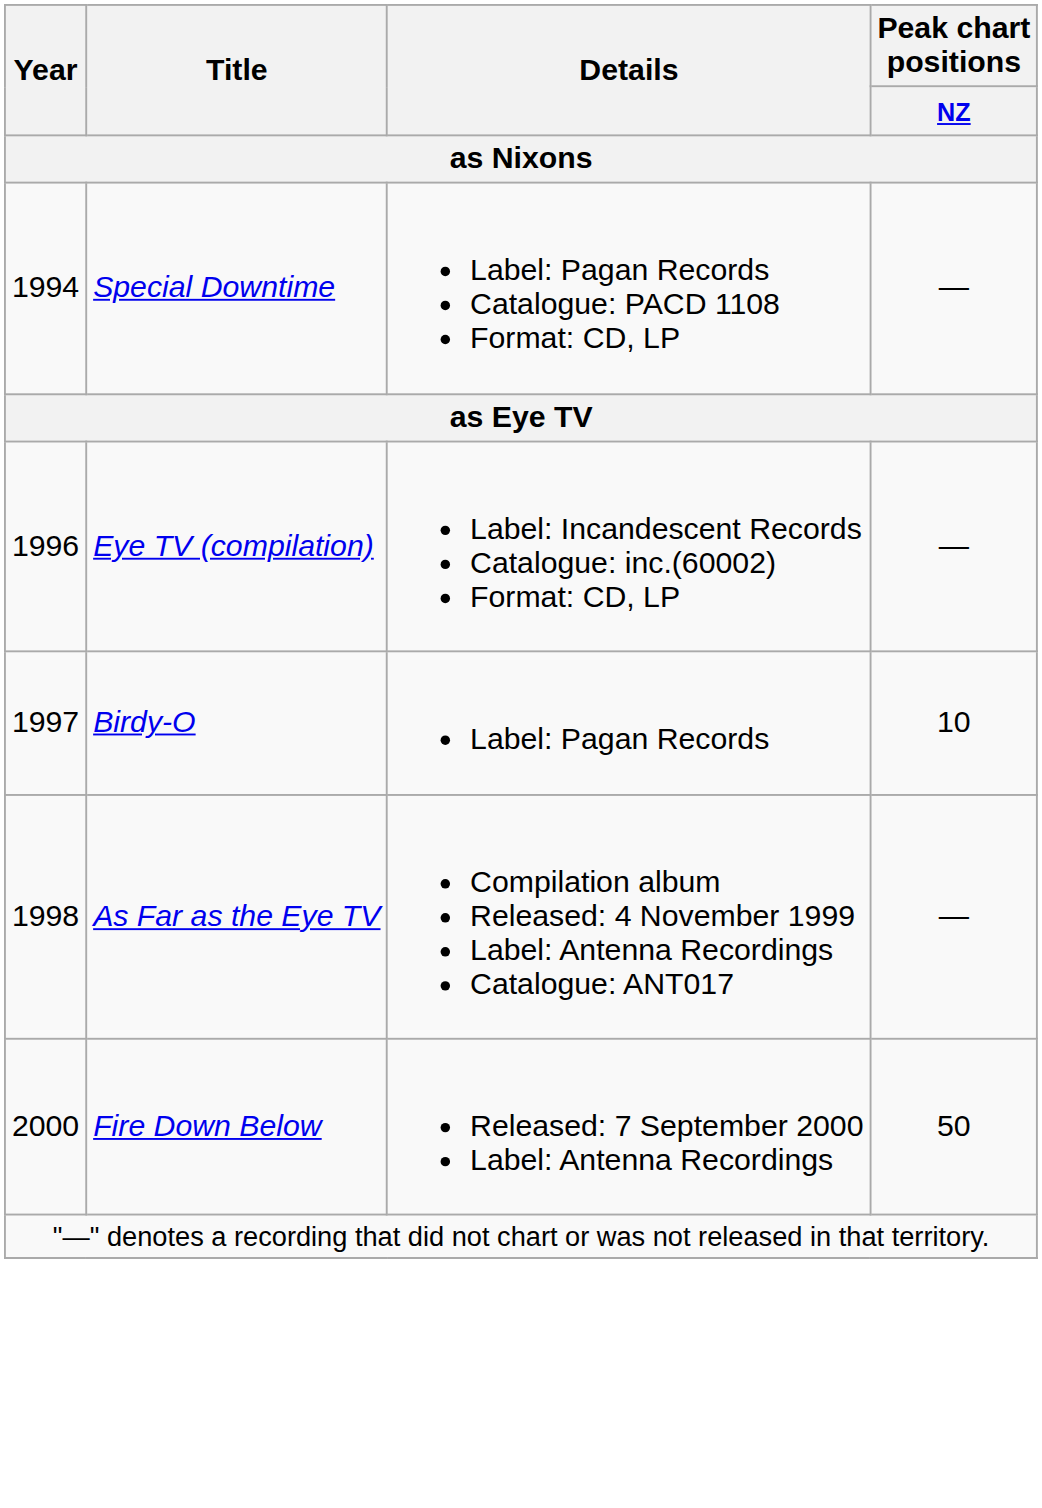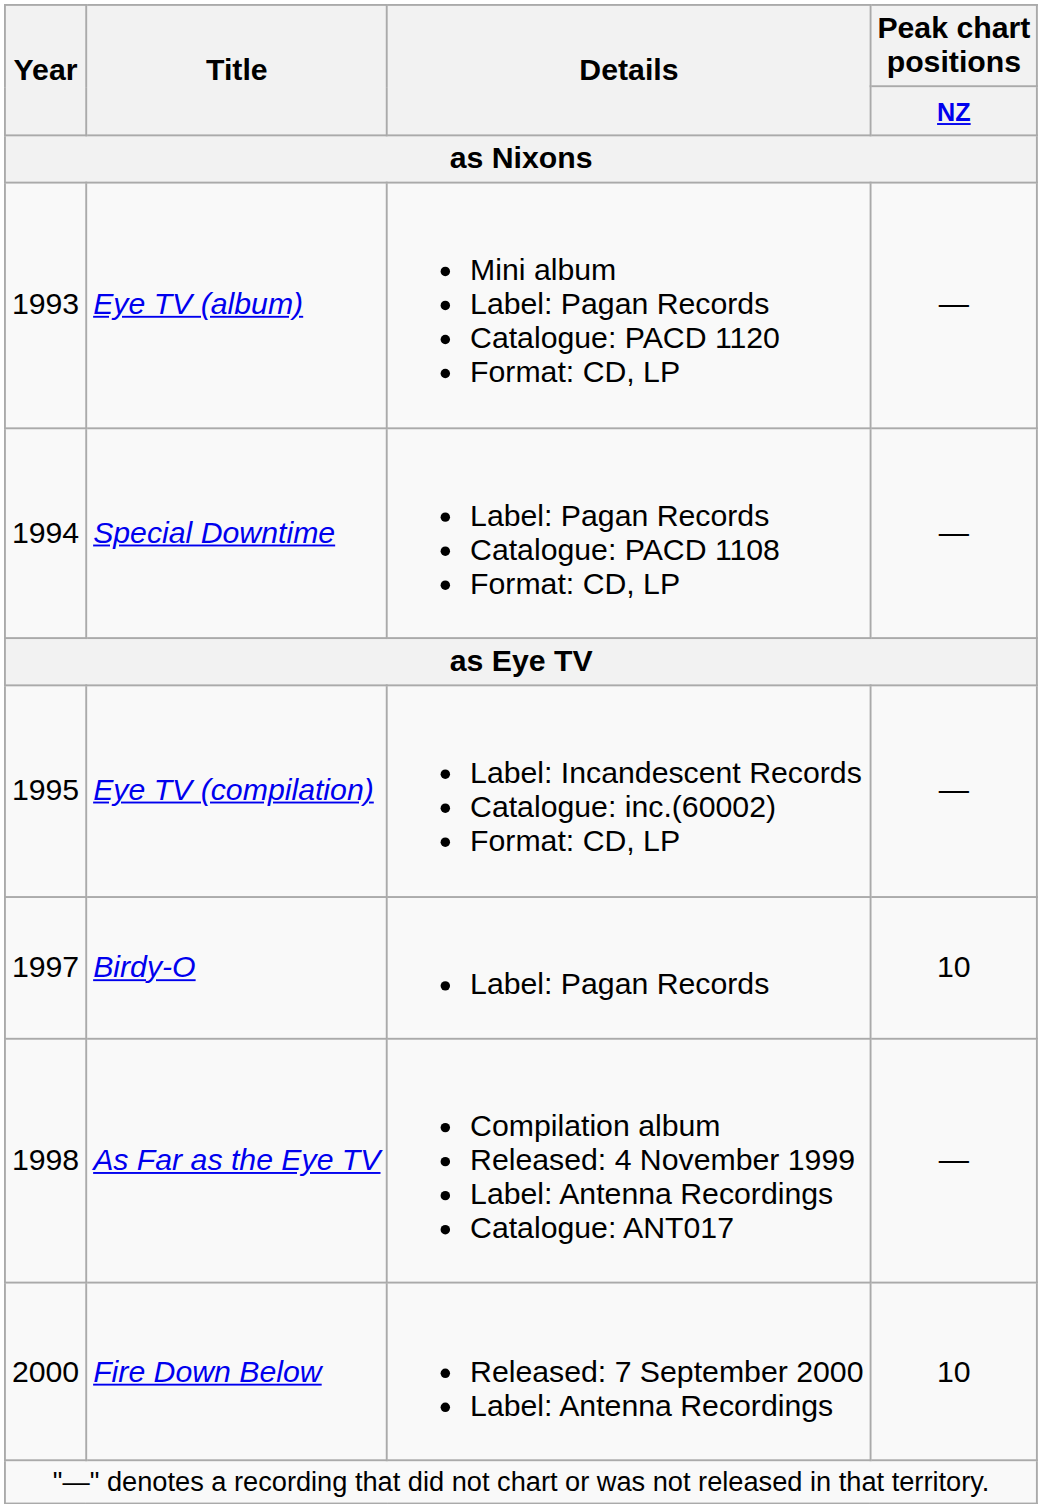+ row: (198, 304)
(46, 546) 1996 -> (46, 790) 1995
(954, 1126) 50 -> (954, 1371) 10
